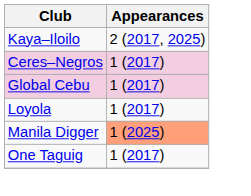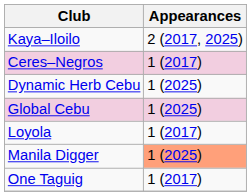+ row: (74, 86)
(137, 86) 1 (2017) -> (175, 109) 1 (2025)
